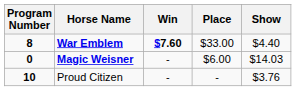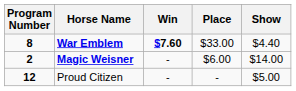(29, 60) 0 -> (29, 60) 2
(266, 60) $14.03 -> (266, 60) $14.00
(29, 77) 10 -> (29, 77) 12
(266, 77) $3.76 -> (266, 77) $5.00
